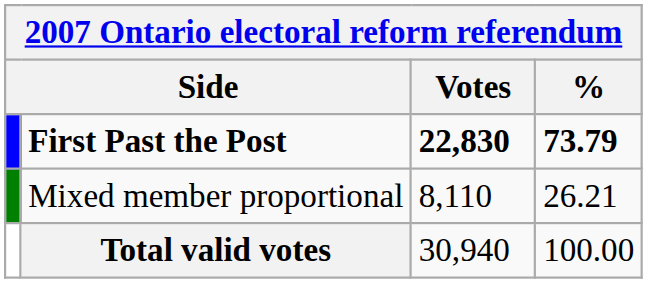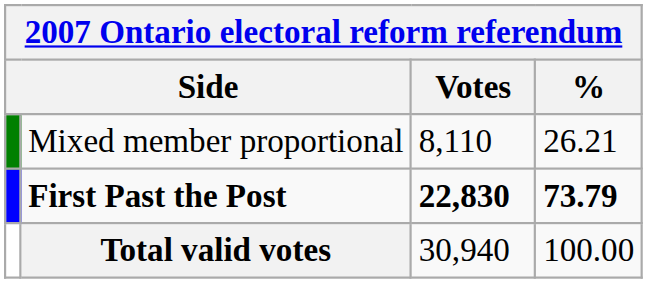rows swapped: (157, 141) <-> (216, 195)
